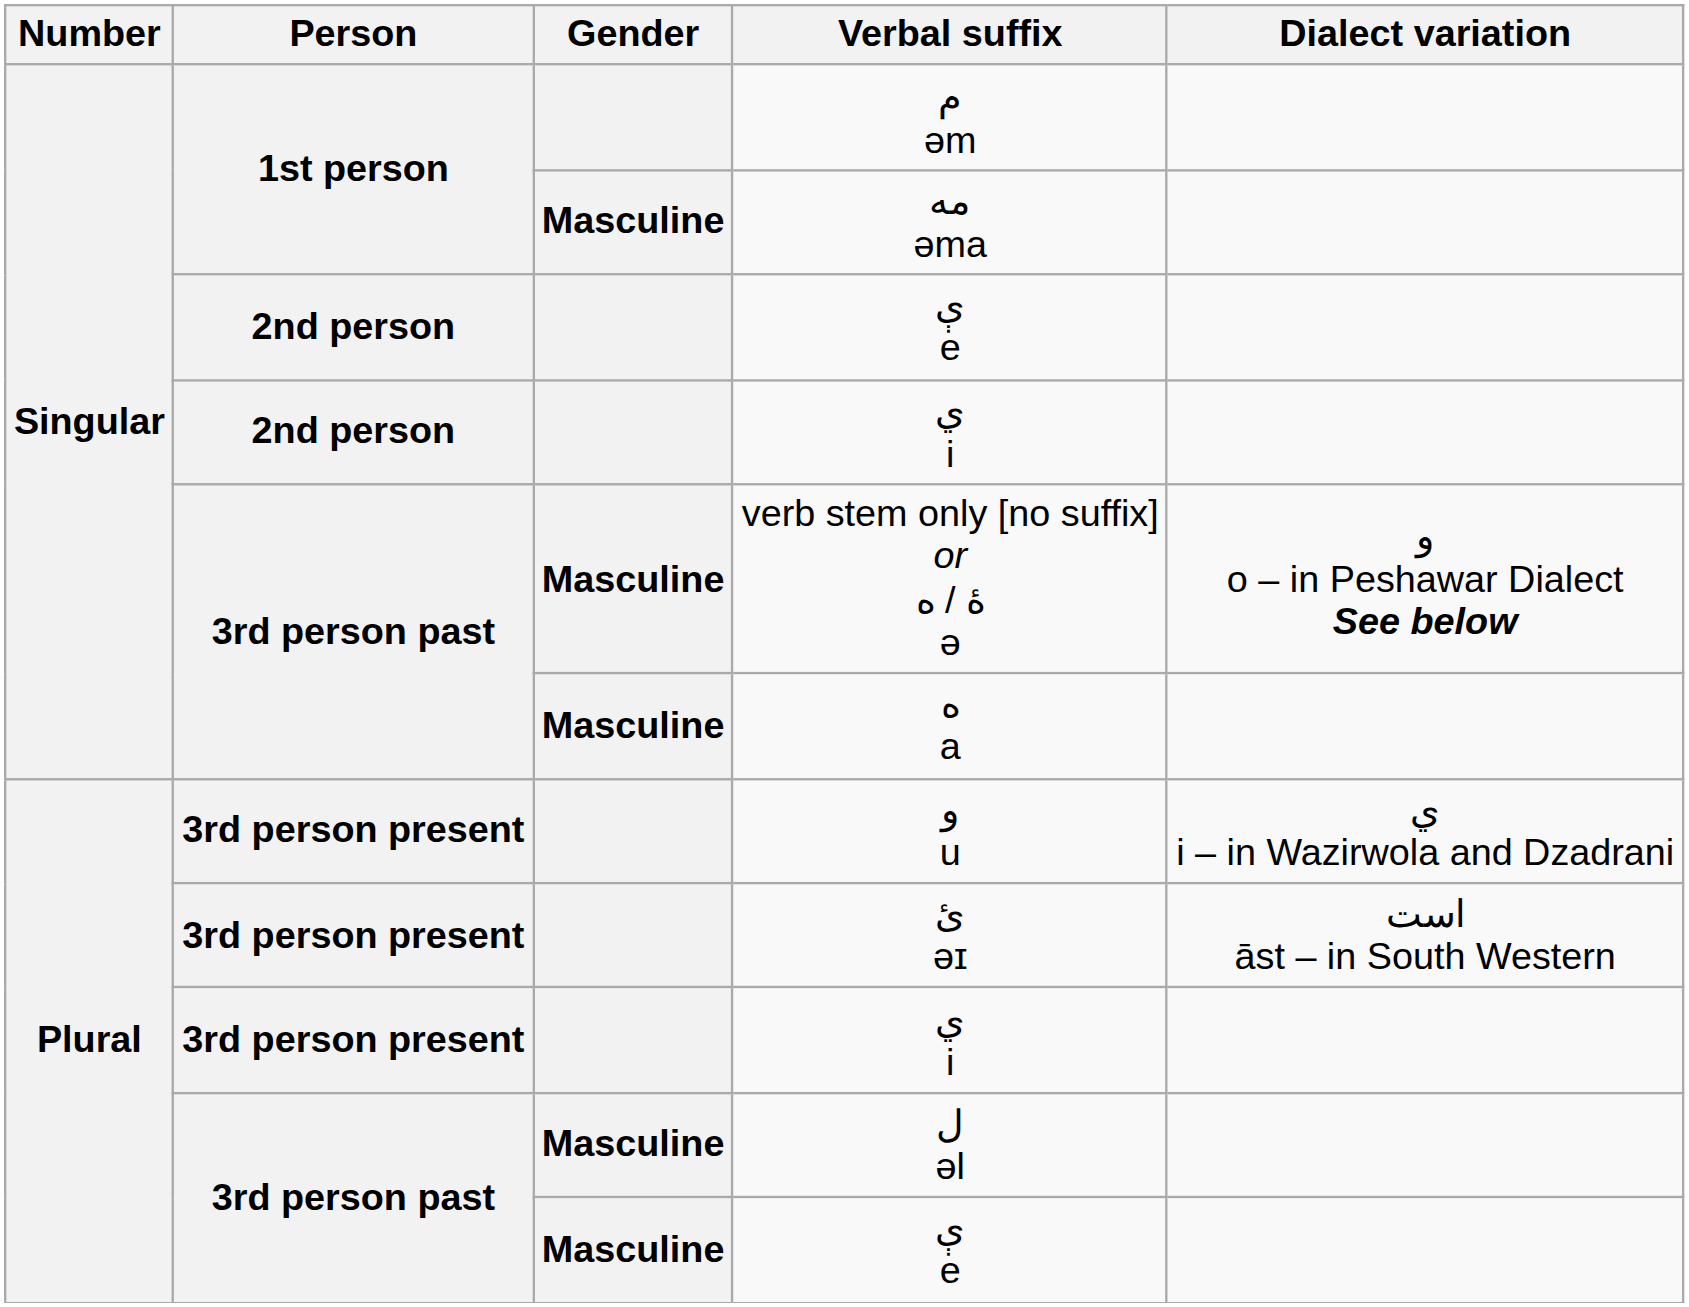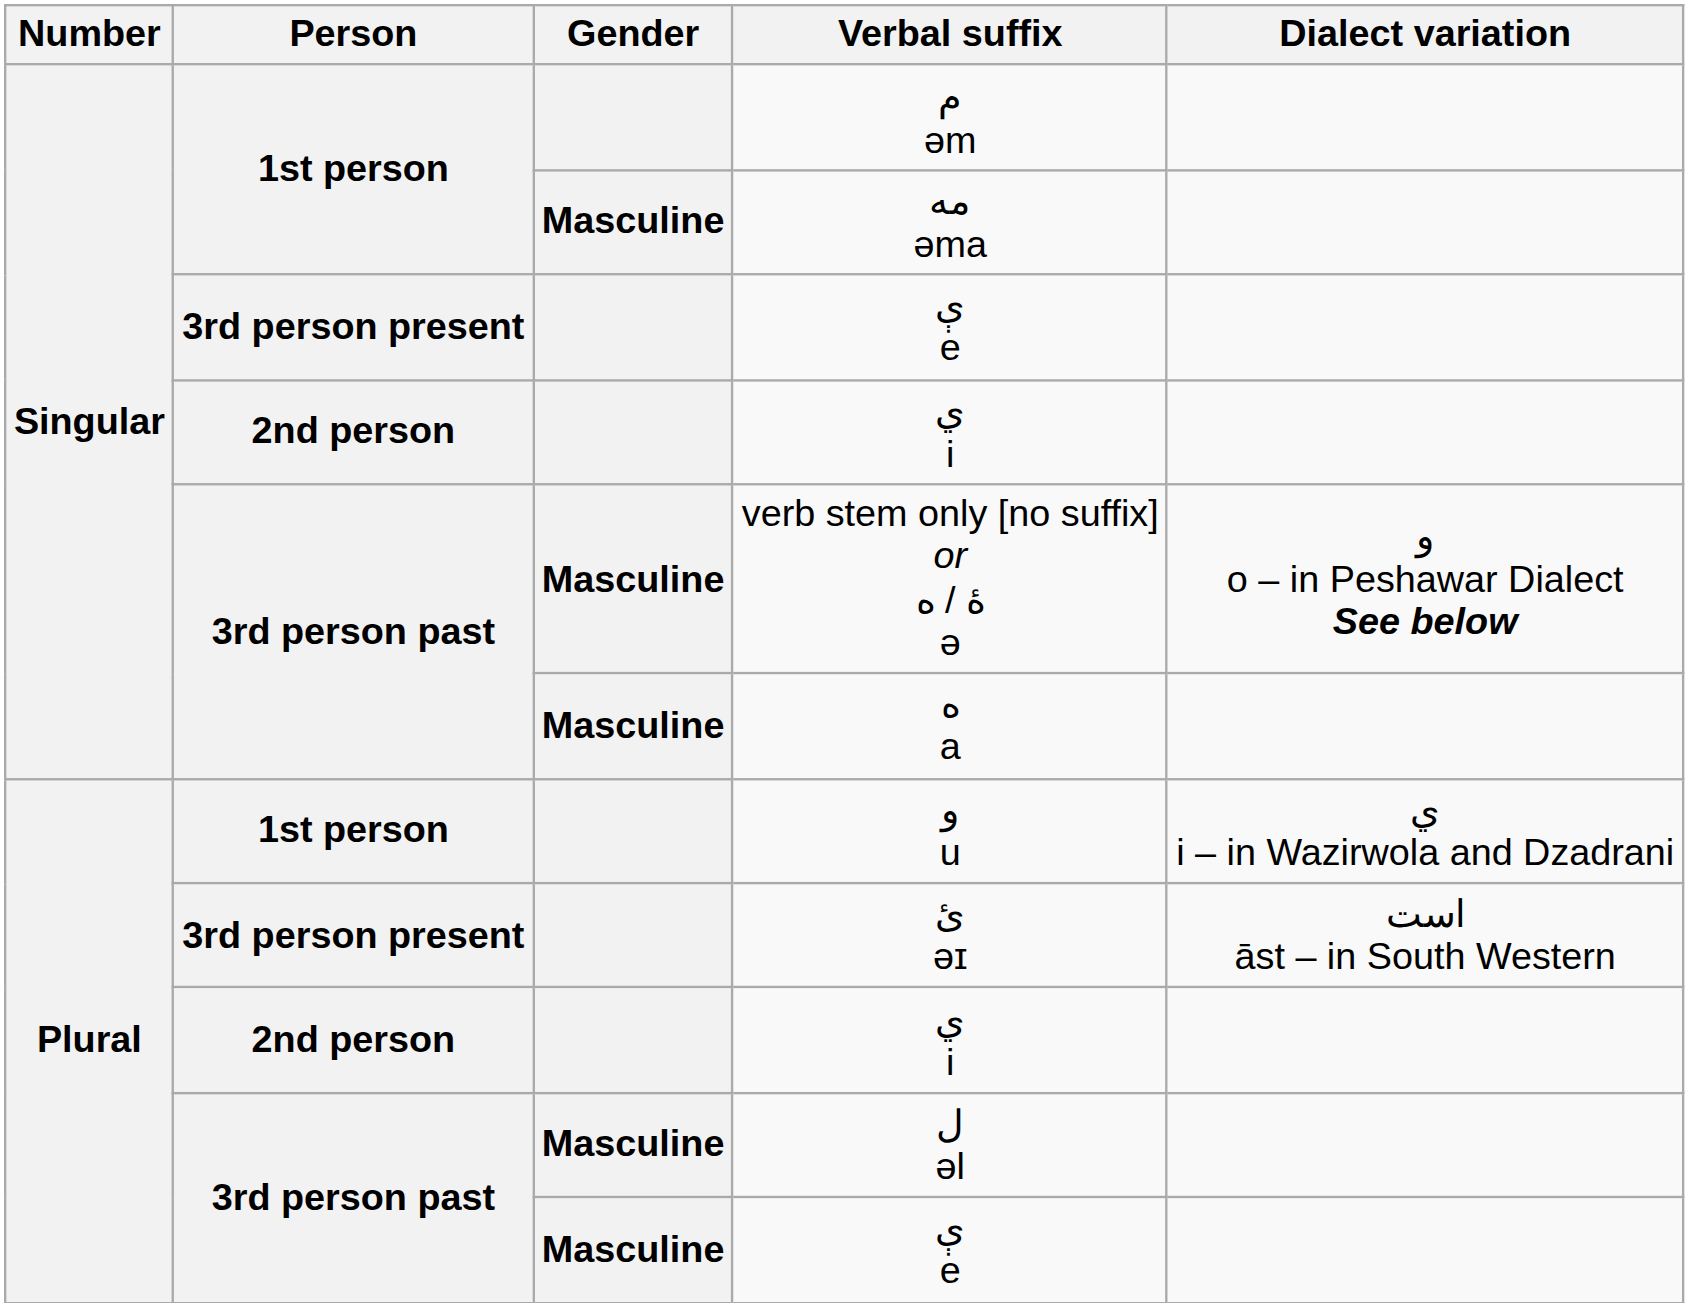(353, 326) 2nd person -> (353, 326) 3rd person present
(353, 830) 3rd person present -> (353, 830) 1st person
(353, 1039) 3rd person present -> (353, 1039) 2nd person
